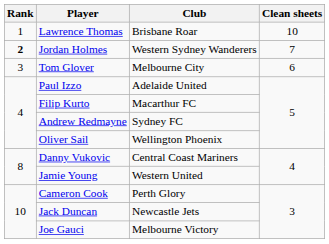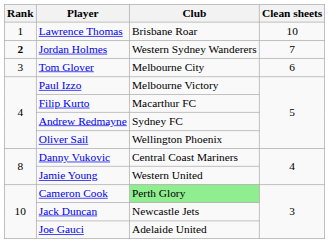(169, 85) Adelaide United -> (175, 85) Melbourne Victory
(159, 193) no background -> (159, 193) lightgreen background
(175, 229) Melbourne Victory -> (169, 229) Adelaide United
